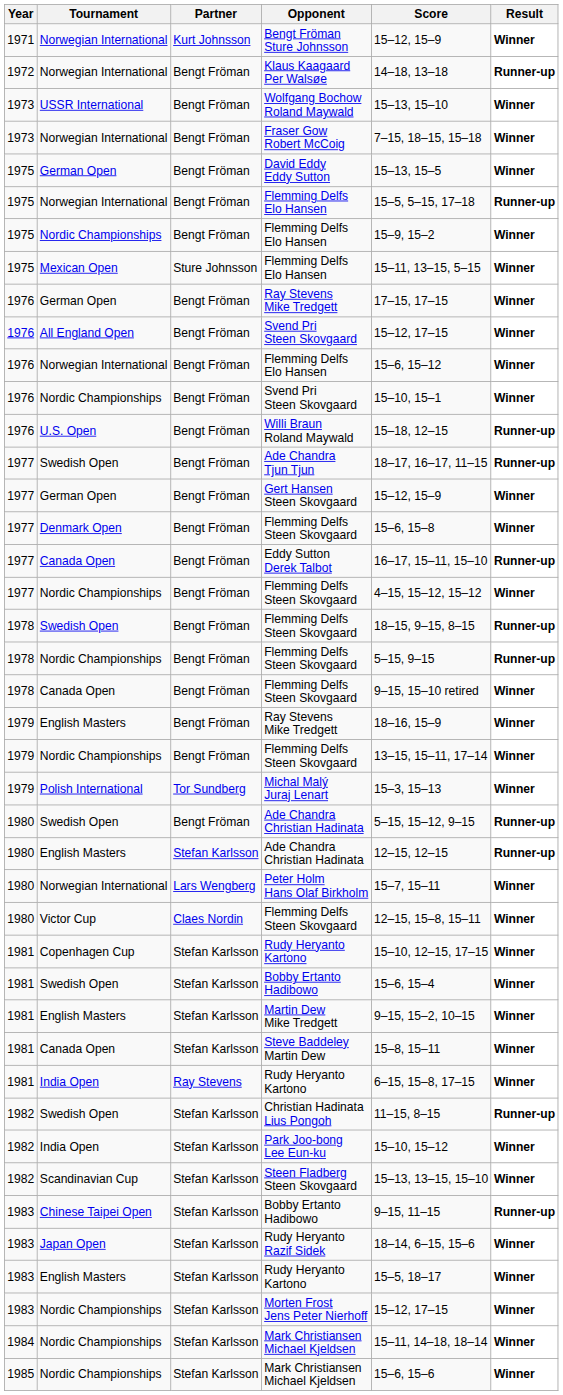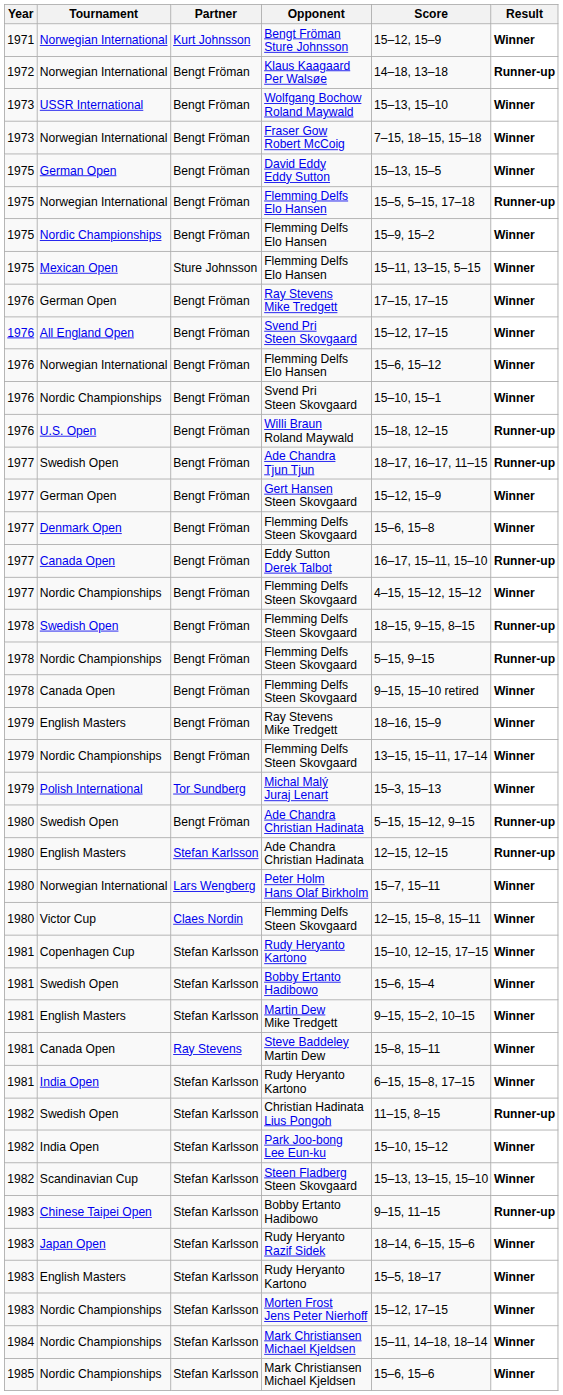(216, 1049) Stefan Karlsson -> (207, 1049) Ray Stevens
(207, 1082) Ray Stevens -> (216, 1082) Stefan Karlsson
